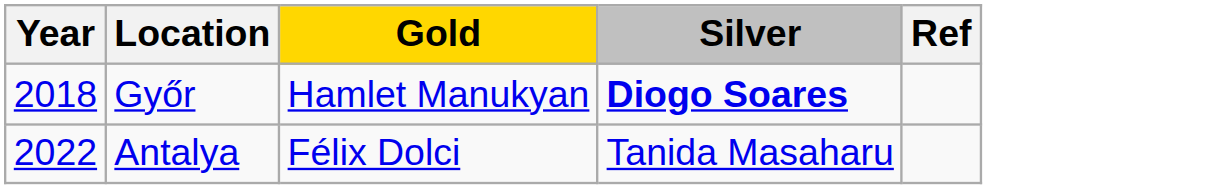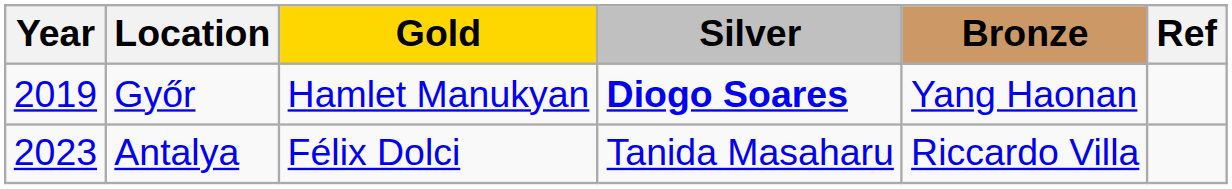+ column: (1025, 34)
(55, 93) 2018 -> (55, 93) 2019
(55, 152) 2022 -> (55, 152) 2023
